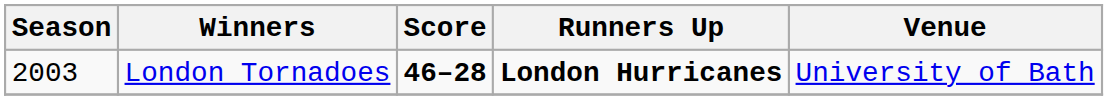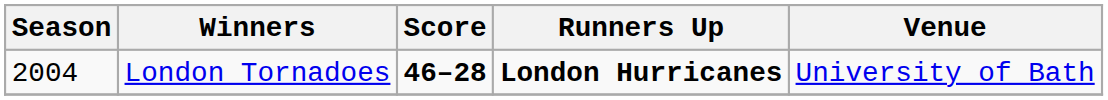(45, 73) 2003 -> (45, 73) 2004
